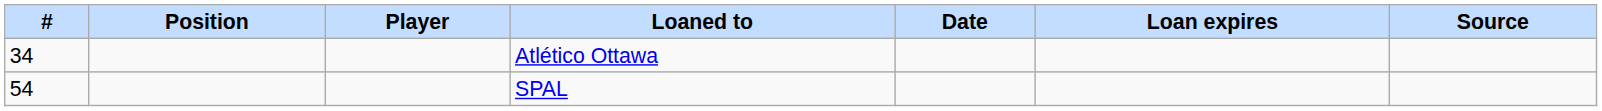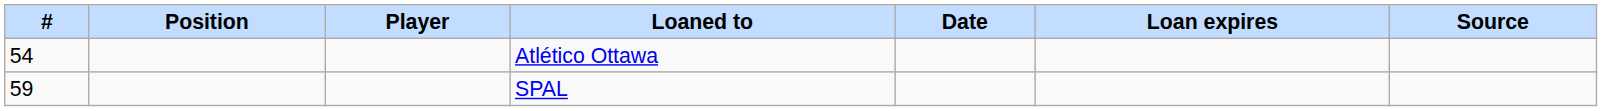(21, 55) 34 -> (21, 55) 54
(21, 89) 54 -> (21, 89) 59
